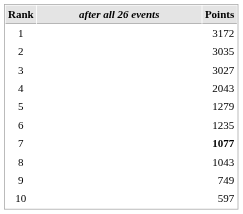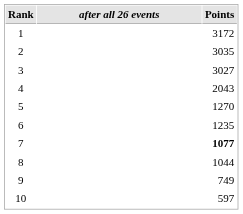(223, 107) 1279 -> (223, 107) 1270
(223, 162) 1043 -> (223, 162) 1044
